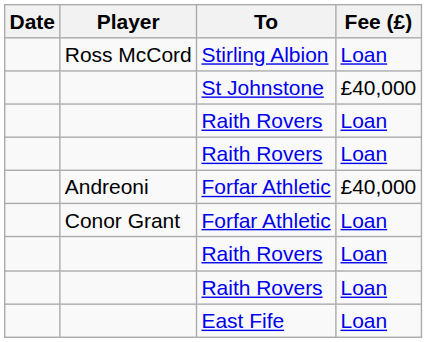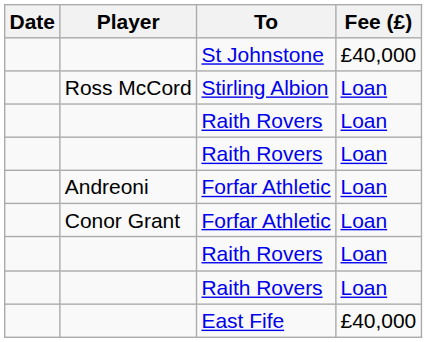rows swapped: (128, 55) <-> (128, 88)
(378, 188) £40,000 -> (364, 188) Loan
(364, 320) Loan -> (378, 320) £40,000
